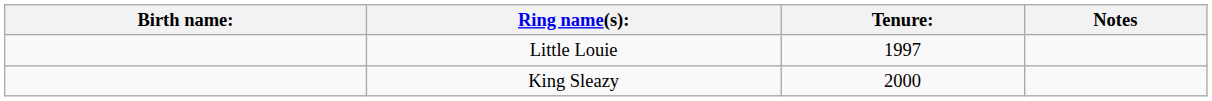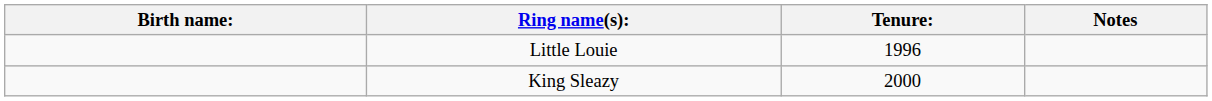(903, 49) 1997 -> (903, 49) 1996
